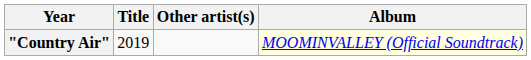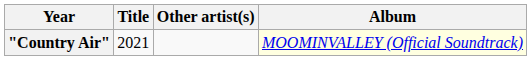(133, 42) 2019 -> (133, 42) 2021
